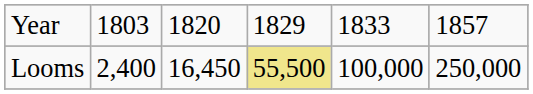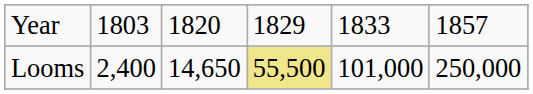(204, 67) 16,450 -> (204, 67) 14,650
(380, 67) 100,000 -> (380, 67) 101,000
